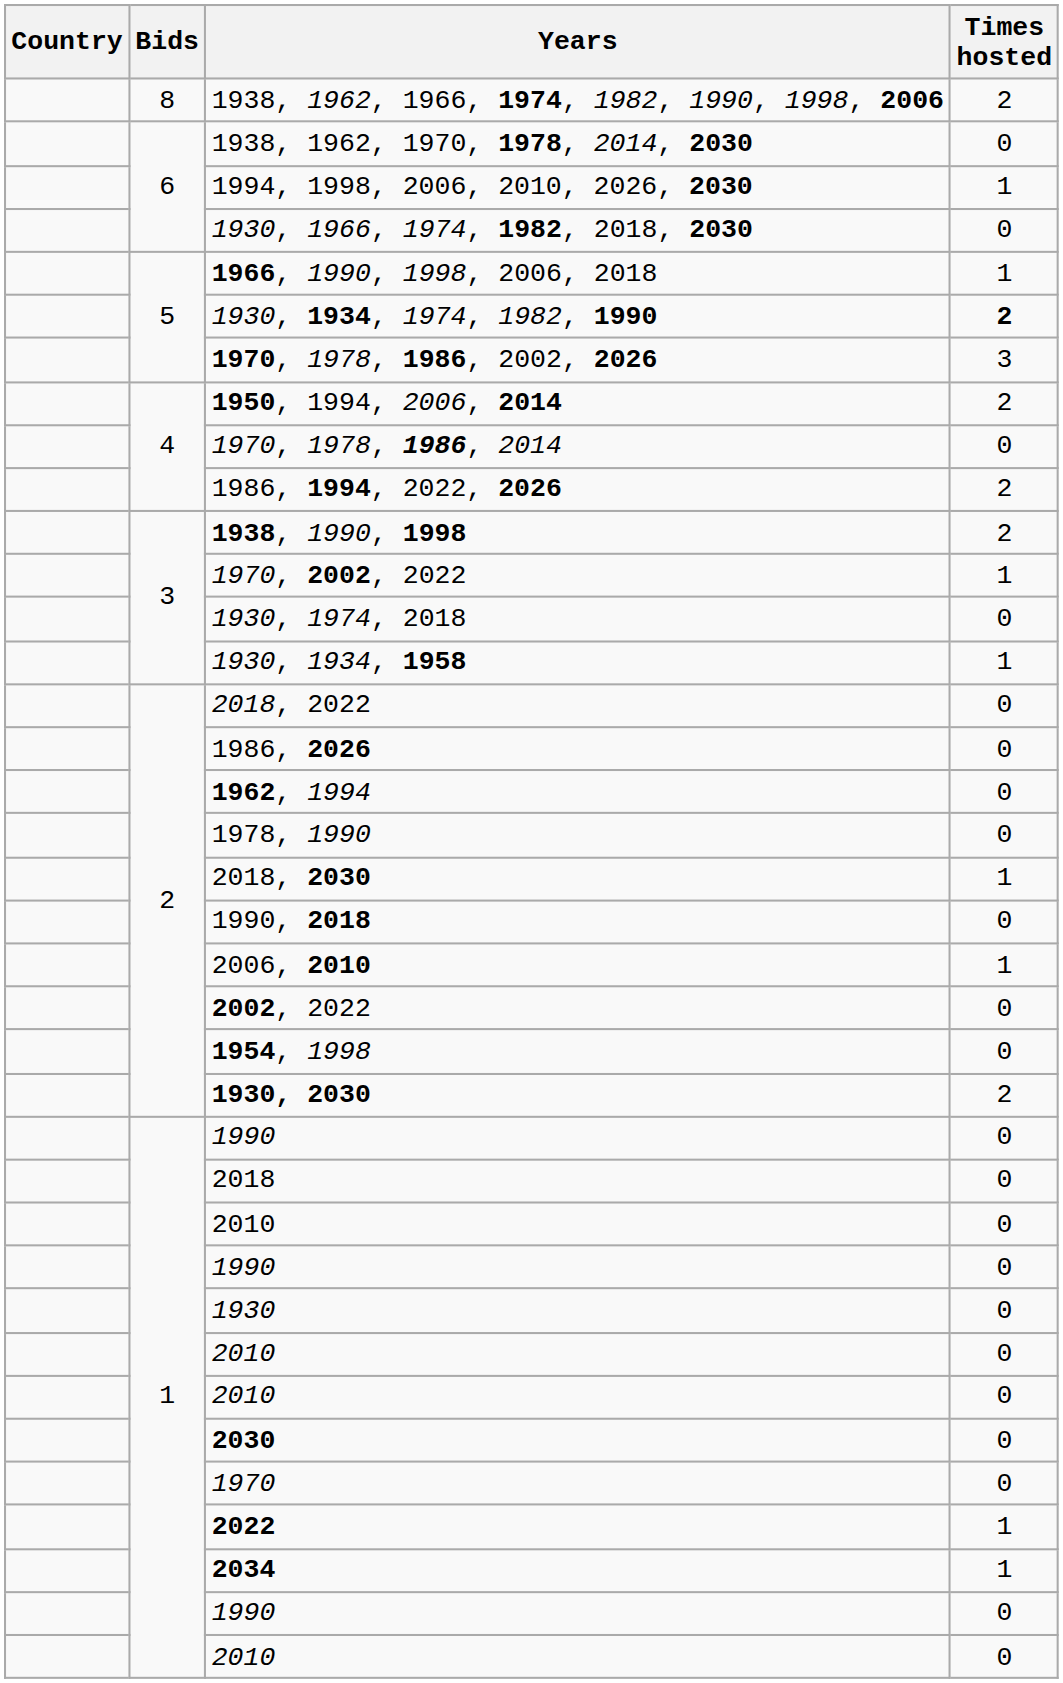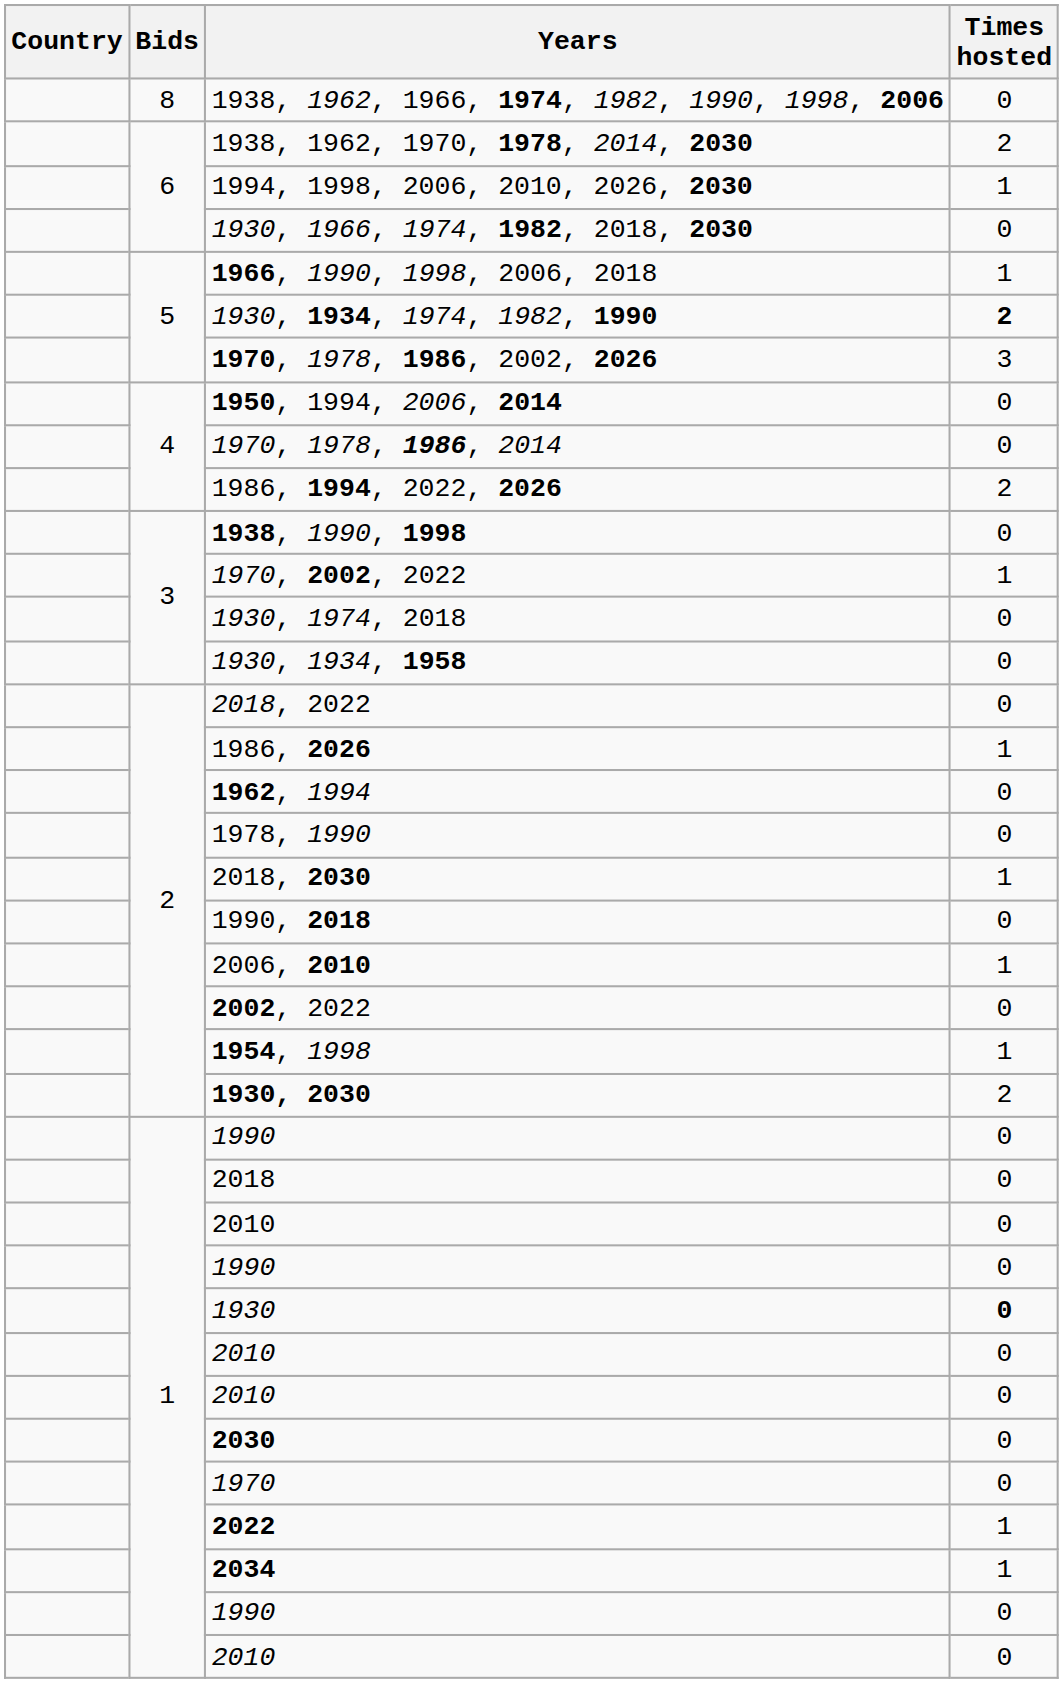(1004, 100) 2 -> (1004, 100) 0
(1004, 144) 0 -> (1004, 144) 2
(1004, 403) 2 -> (1004, 403) 0
(1004, 533) 2 -> (1004, 533) 0
(1004, 662) 1 -> (1004, 662) 0
(1004, 749) 0 -> (1004, 749) 1
(1004, 1051) 0 -> (1004, 1051) 1
(1004, 1311) normal -> (1004, 1311) bold
